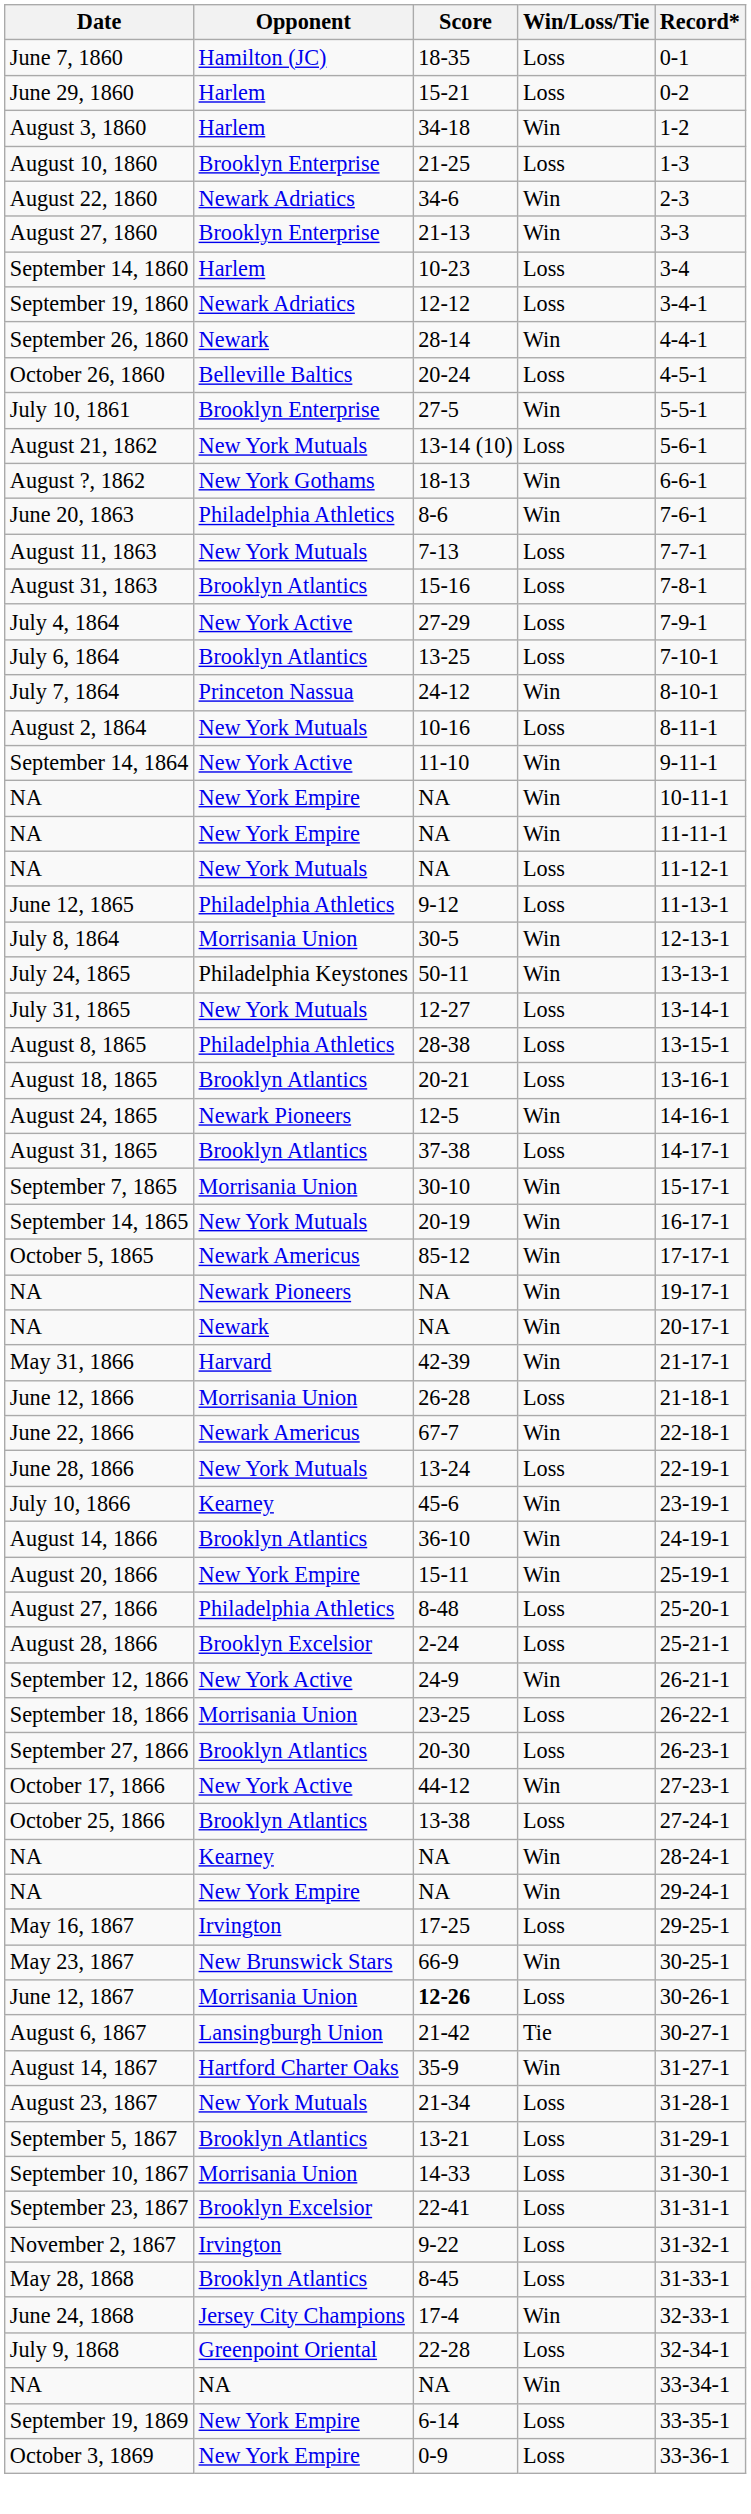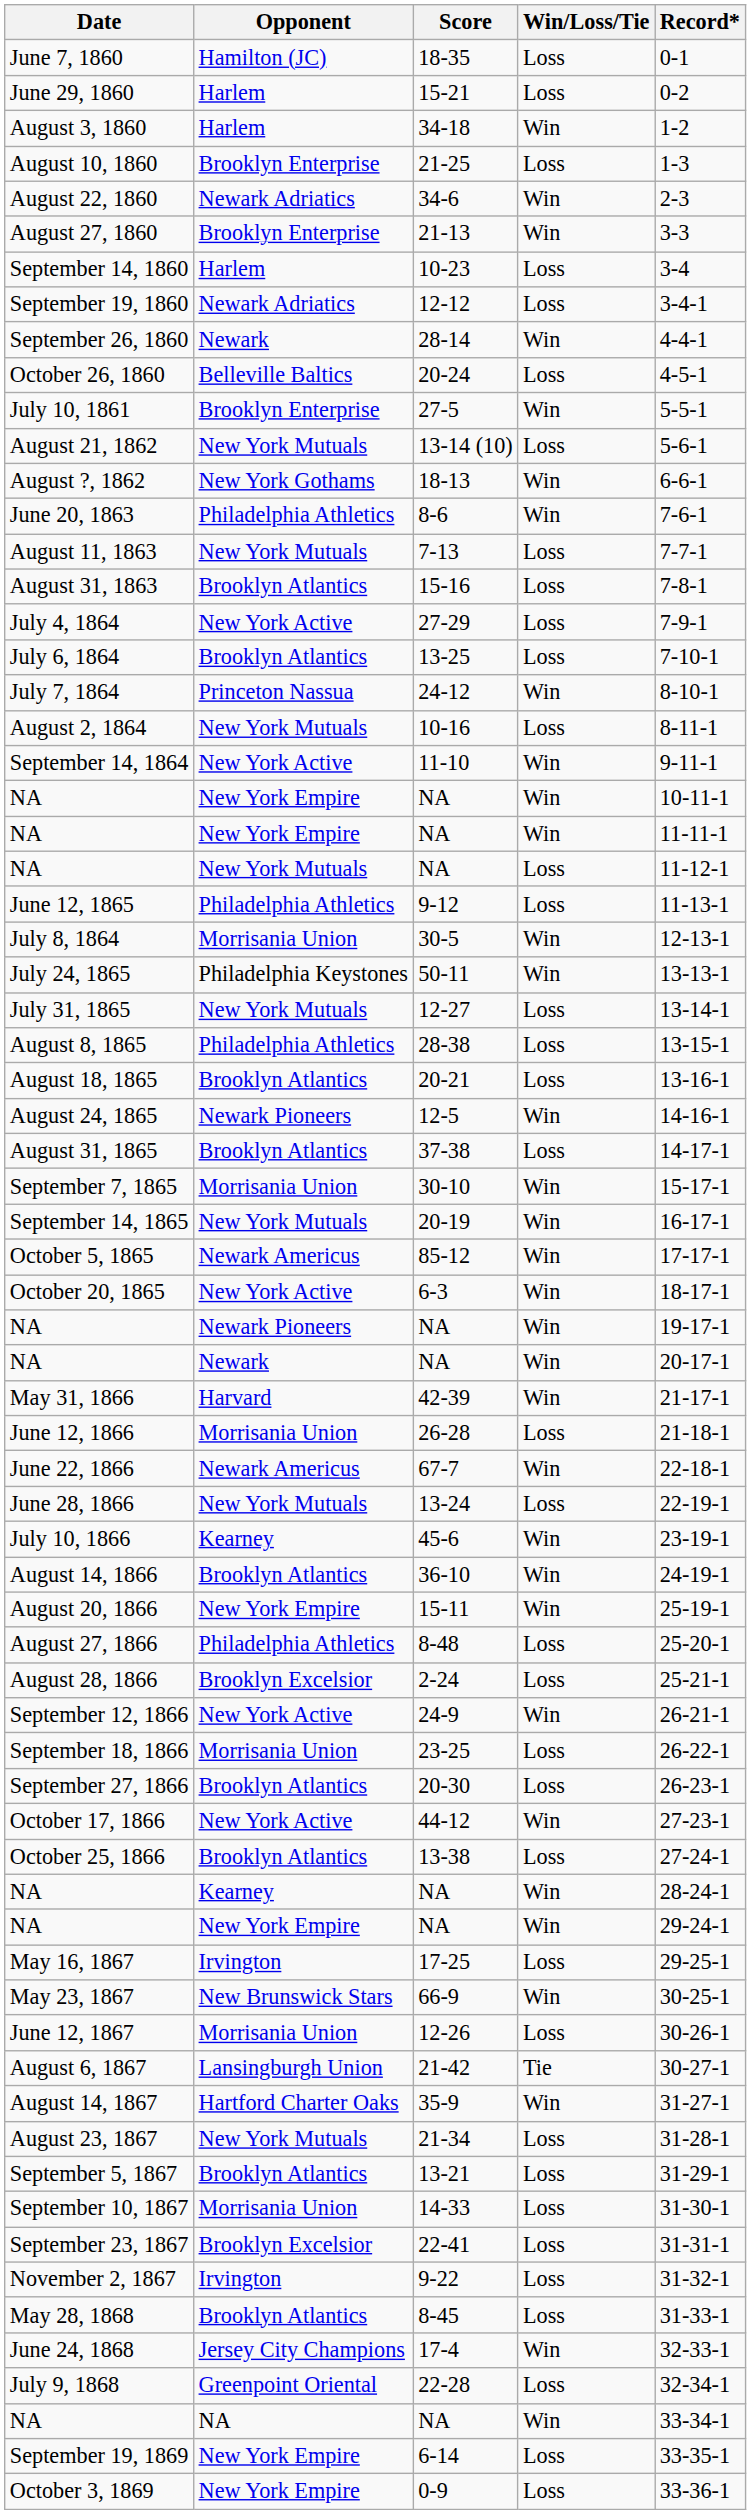+ row: (87, 1291)
(444, 1997) bold -> (444, 2032) normal
